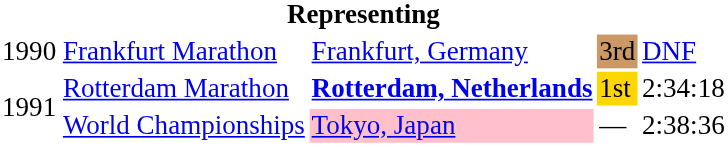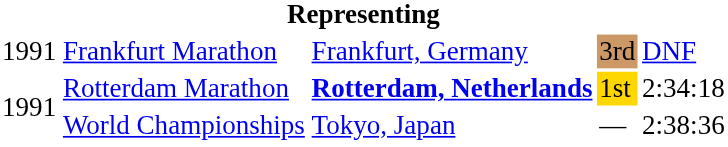(29, 51) 1990 -> (29, 51) 1991
(384, 125) pink background -> (384, 125) no background
